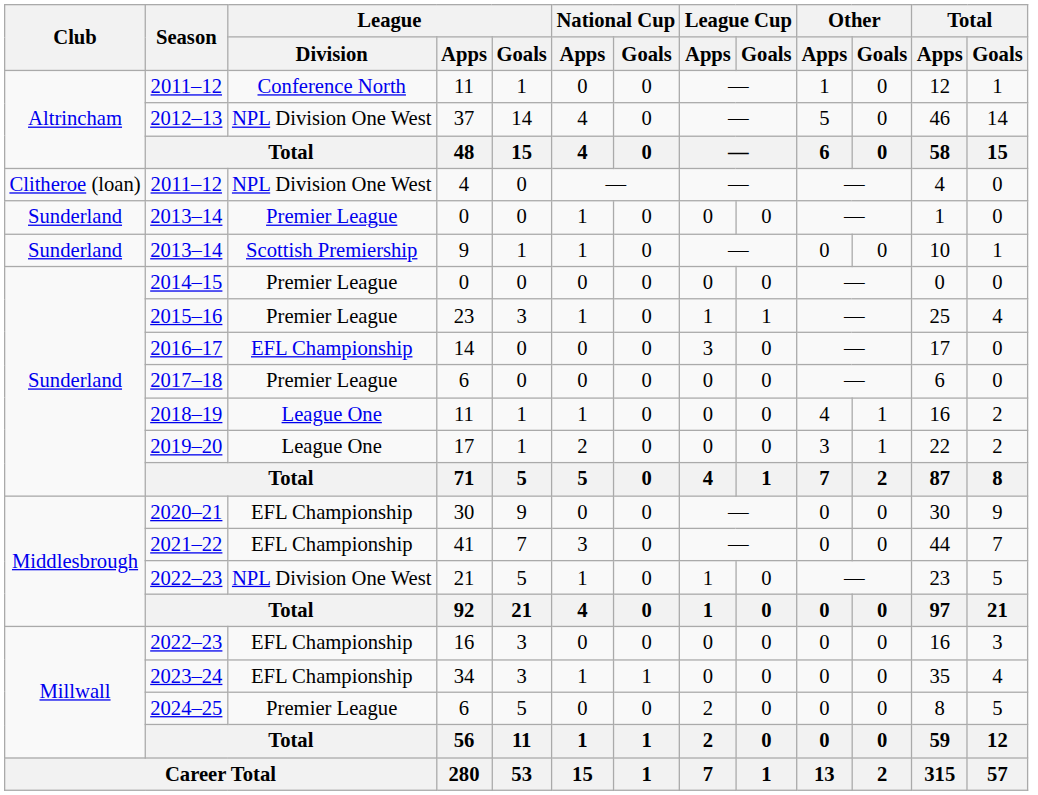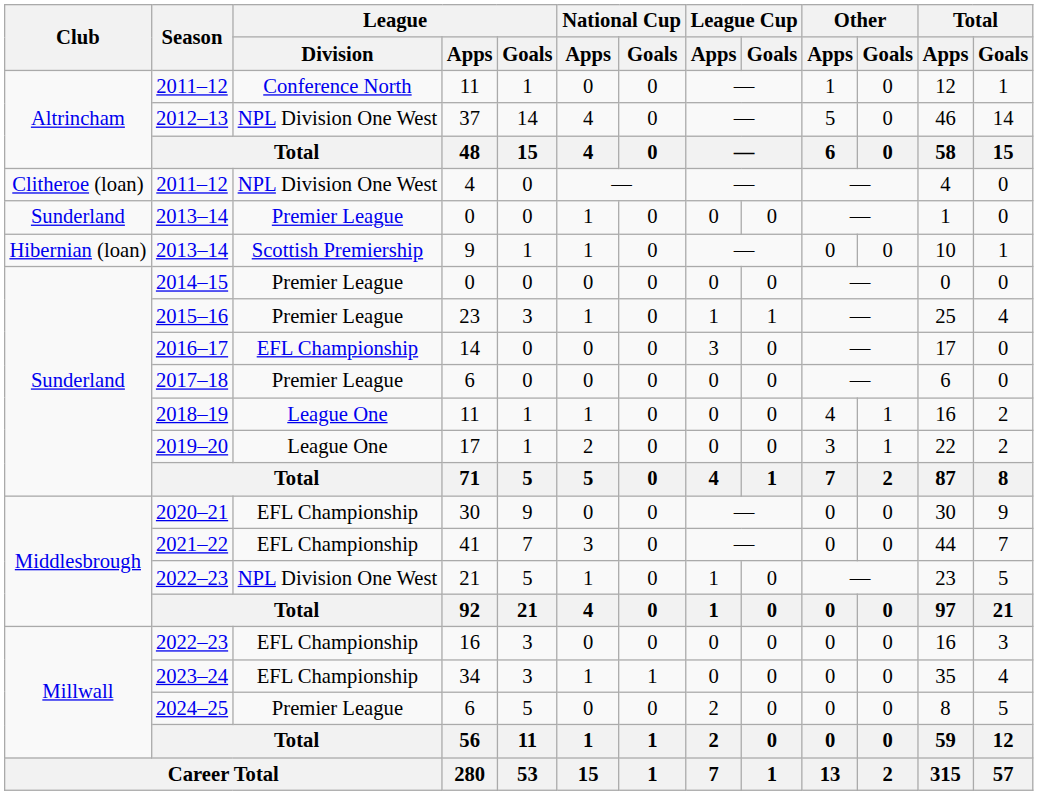(75, 250) Sunderland -> (78, 250) Hibernian (loan)
